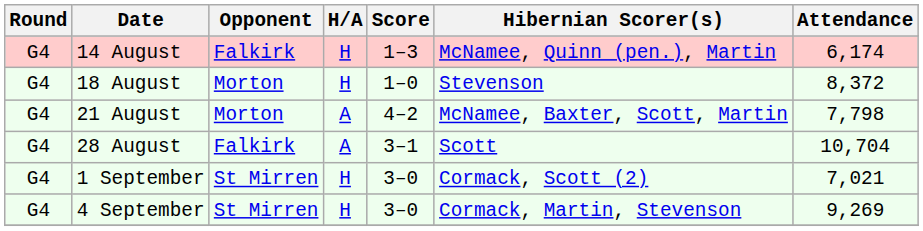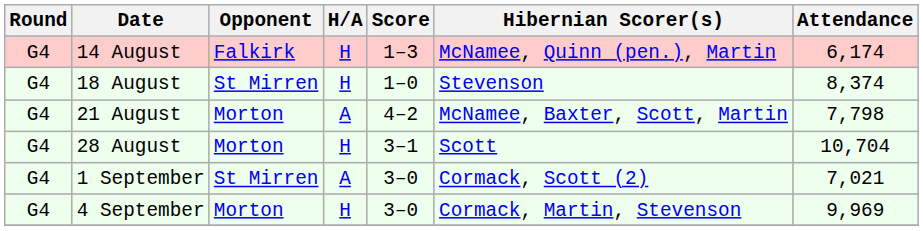(249, 84) Morton -> (266, 84) St Mirren
(855, 84) 8,372 -> (855, 84) 8,374
(254, 147) Falkirk -> (249, 147) Morton
(345, 147) A -> (345, 147) H
(345, 178) H -> (345, 178) A
(266, 210) St Mirren -> (249, 210) Morton
(855, 210) 9,269 -> (855, 210) 9,969
